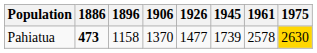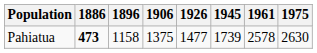(160, 37) 1370 -> (160, 37) 1375
(295, 37) gold background -> (295, 37) no background
